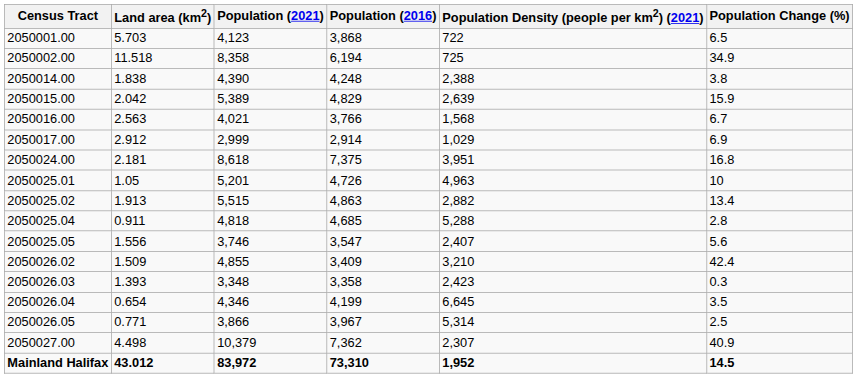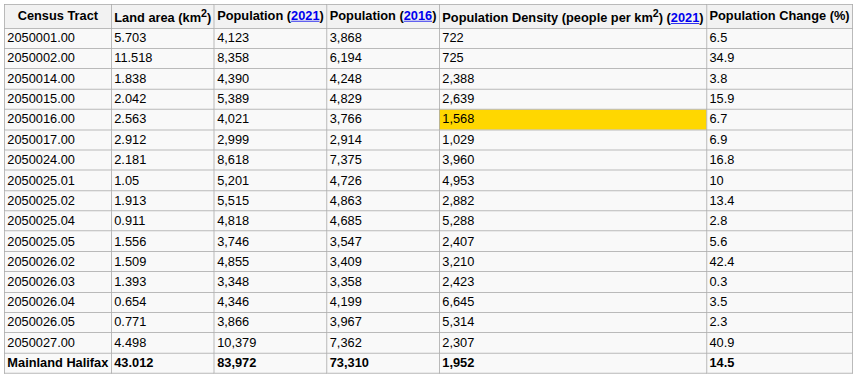(458, 119) no background -> (458, 119) gold background
(458, 160) 3,951 -> (458, 160) 3,960
(458, 180) 4,963 -> (458, 180) 4,953
(718, 322) 2.5 -> (718, 322) 2.3
